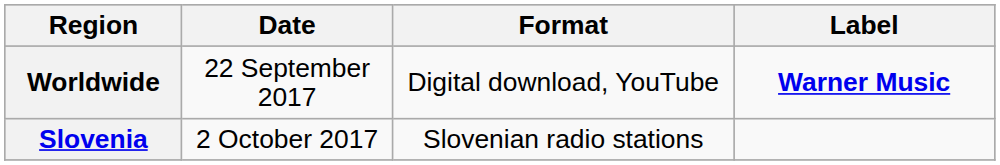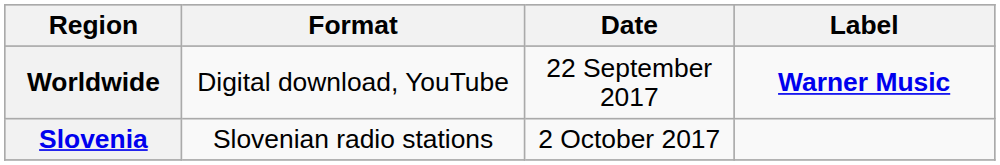columns swapped: (287, 25) <-> (563, 25)
